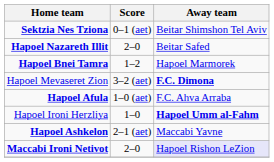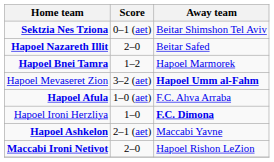(185, 81) F.C. Dimona -> (208, 81) Hapoel Umm al-Fahm
(208, 115) Hapoel Umm al-Fahm -> (185, 115) F.C. Dimona
(205, 149) lavender background -> (205, 149) no background
